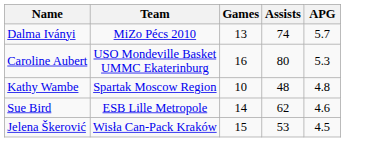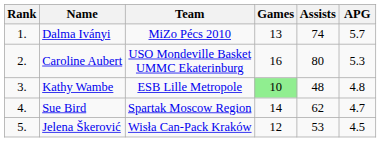+ column: (22, 14)
(155, 87) Spartak Moscow Region -> (190, 87) ESB Lille Metropole
(241, 87) no background -> (276, 87) lightgreen background
(155, 107) ESB Lille Metropole -> (190, 107) Spartak Moscow Region
(322, 107) 4.6 -> (357, 107) 4.7
(241, 127) 15 -> (276, 127) 12
